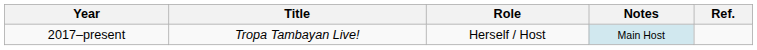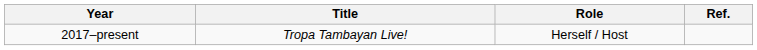- column: (641, 14)
